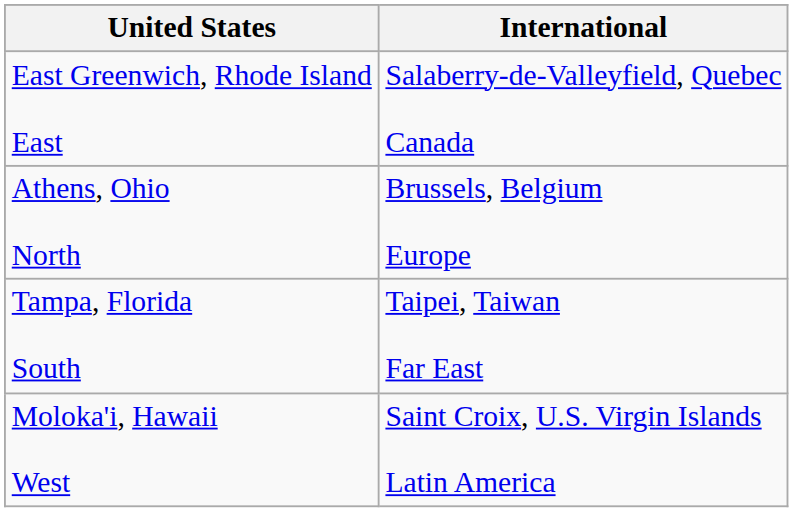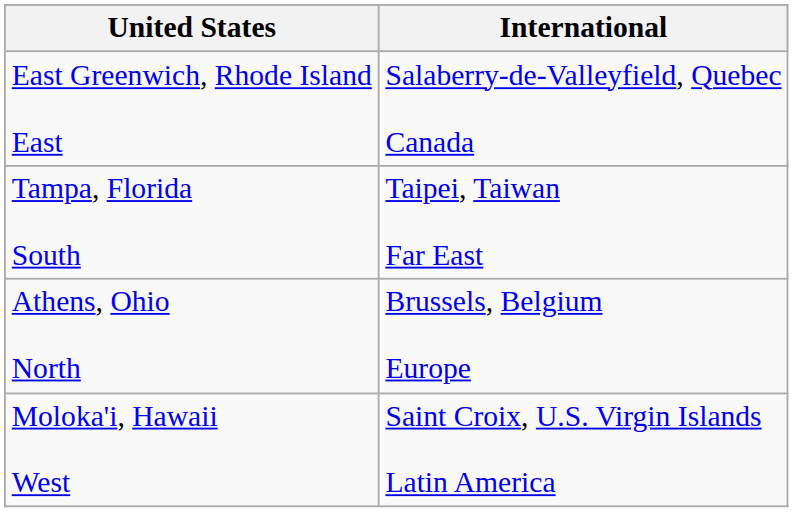rows swapped: (91, 221) <-> (102, 335)
